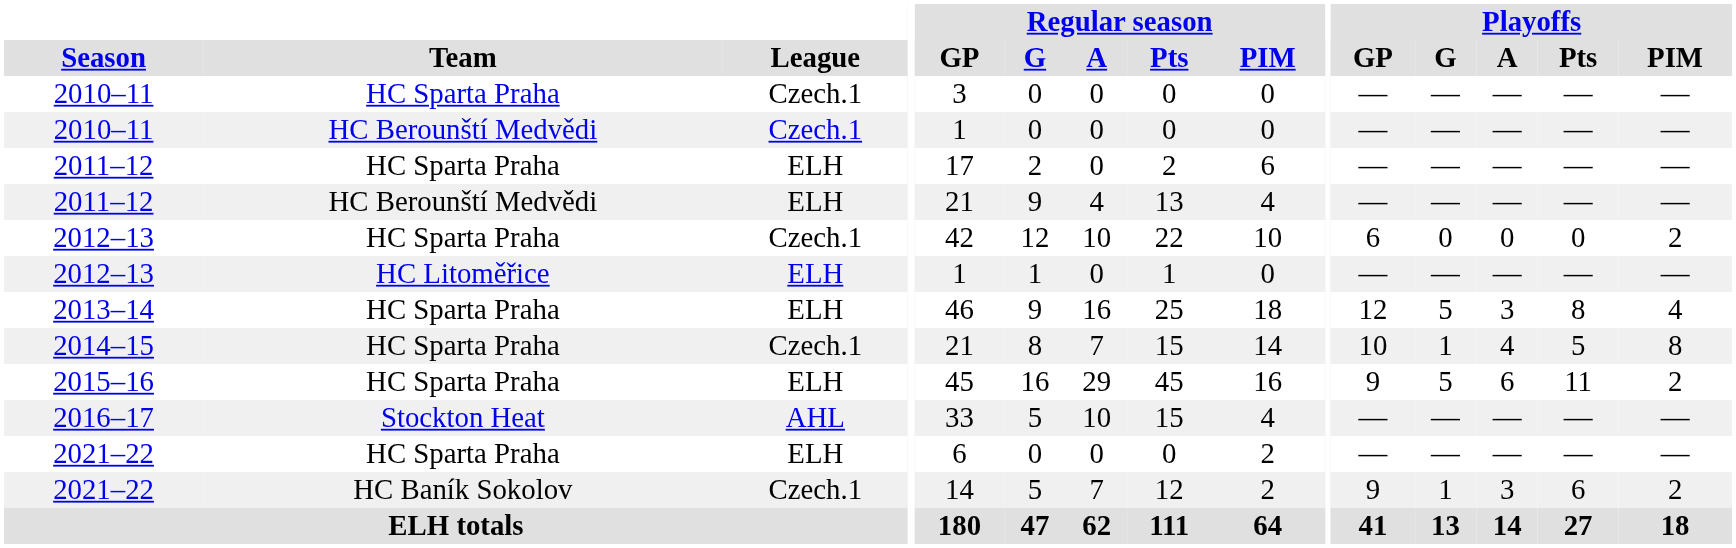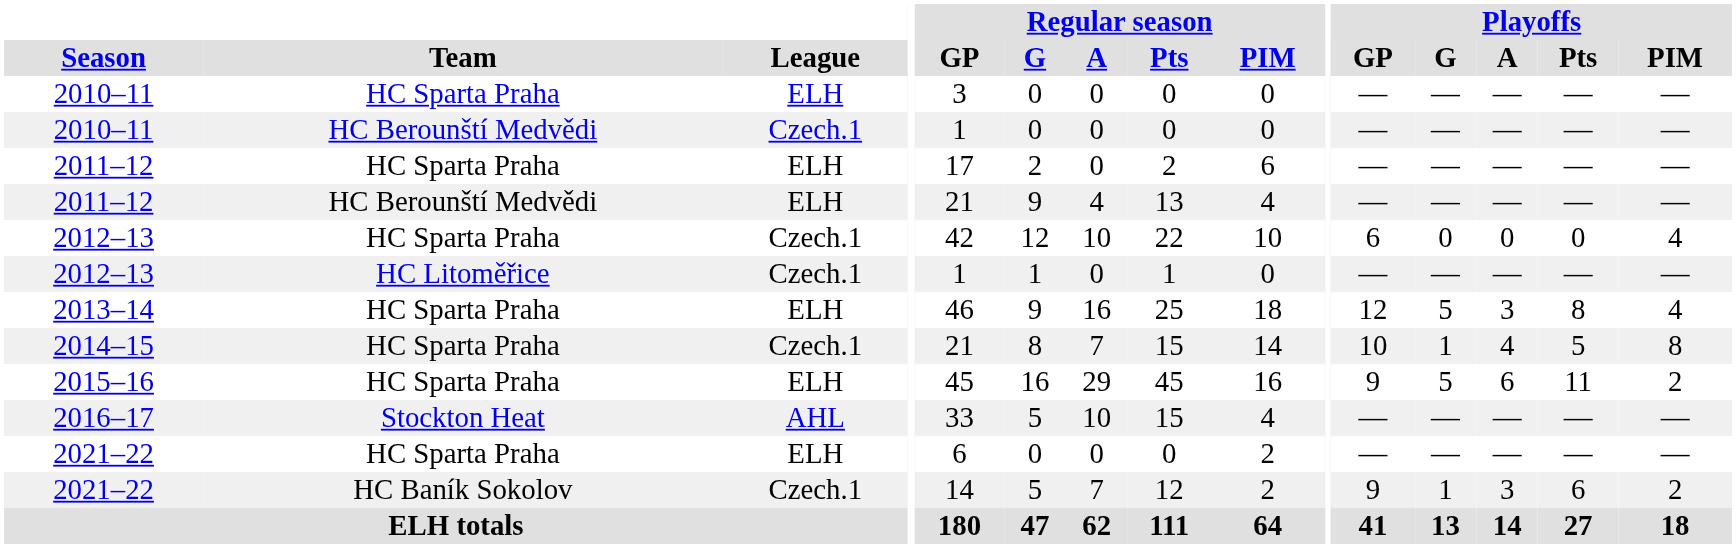(815, 93) Czech.1 -> (815, 93) ELH
(1675, 237) 2 -> (1675, 237) 4
(815, 273) ELH -> (815, 273) Czech.1
